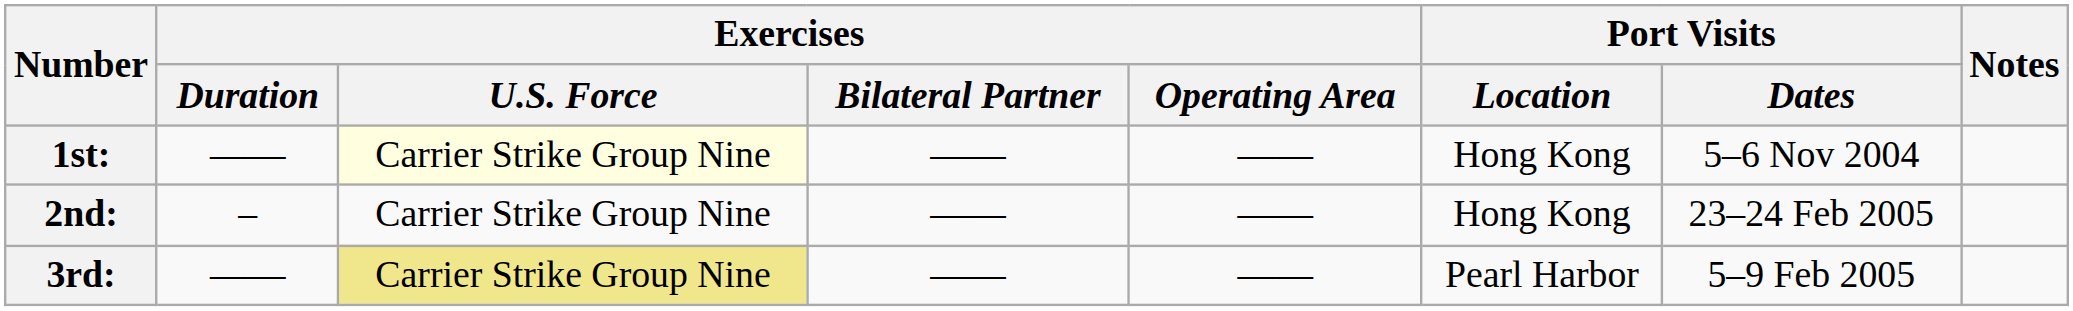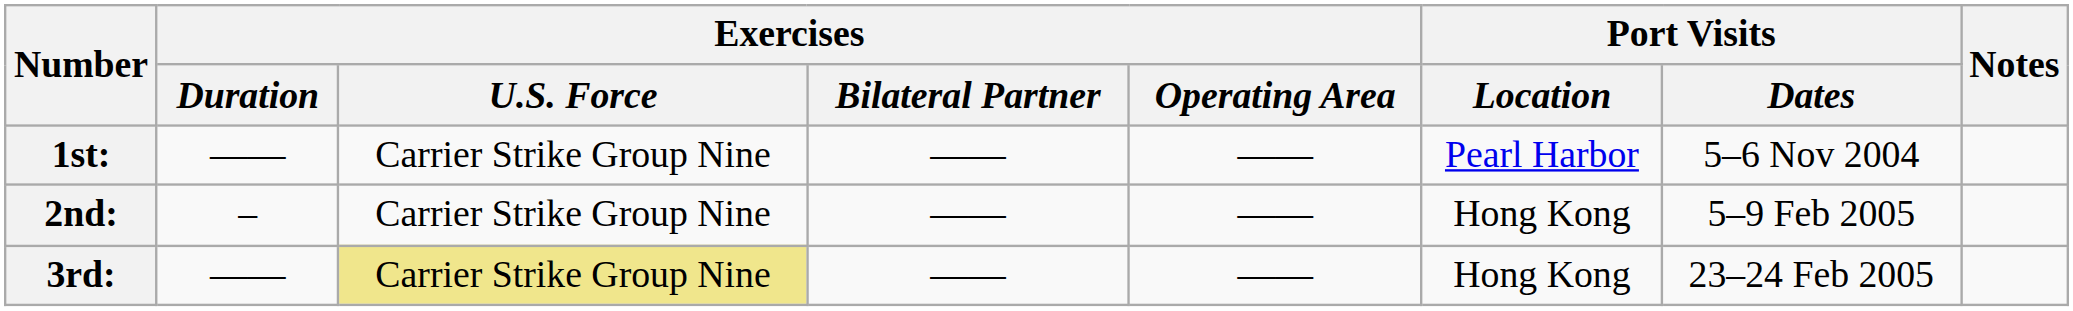(573, 154) lightyellow background -> (573, 154) no background
(1542, 154) Hong Kong -> (1542, 154) Pearl Harbor
(1811, 214) 23–24 Feb 2005 -> (1811, 214) 5–9 Feb 2005
(1542, 273) Pearl Harbor -> (1542, 273) Hong Kong
(1811, 273) 5–9 Feb 2005 -> (1811, 273) 23–24 Feb 2005
